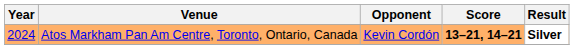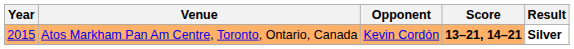(21, 35) 2024 -> (21, 35) 2015
